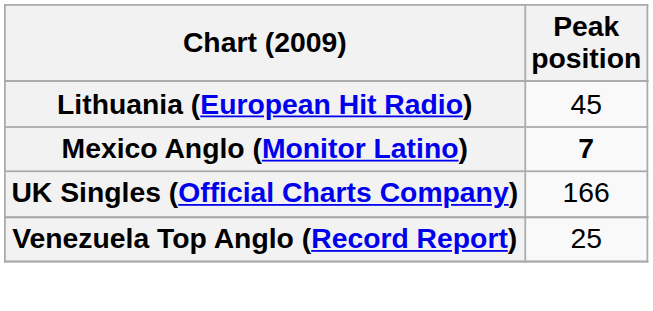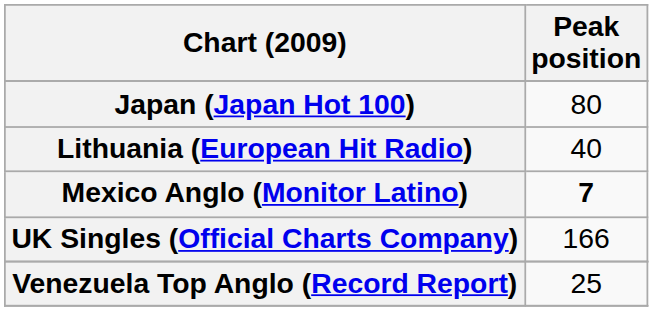+ row: (265, 103)
(586, 103) 45 -> (586, 148) 40
